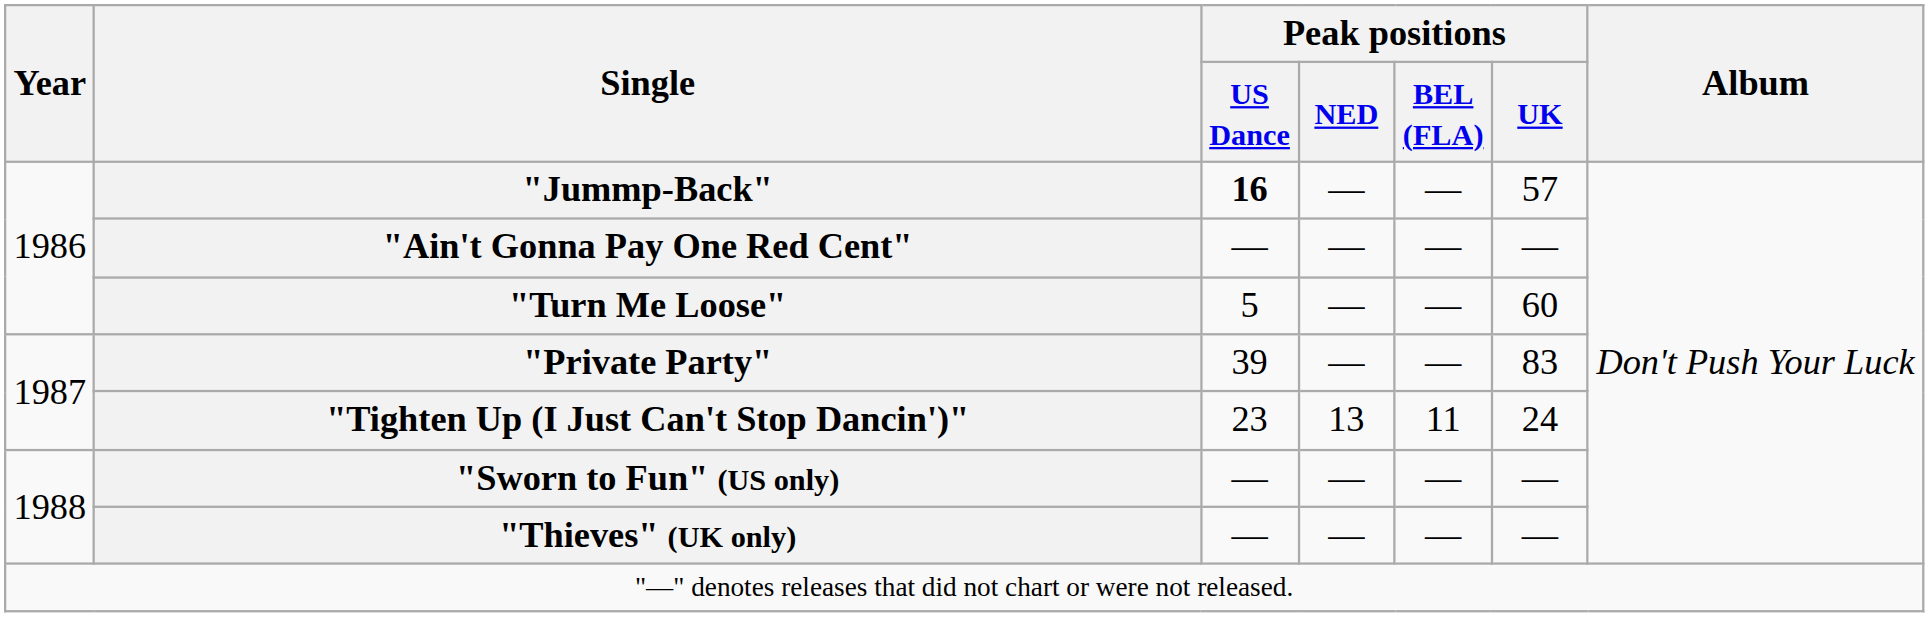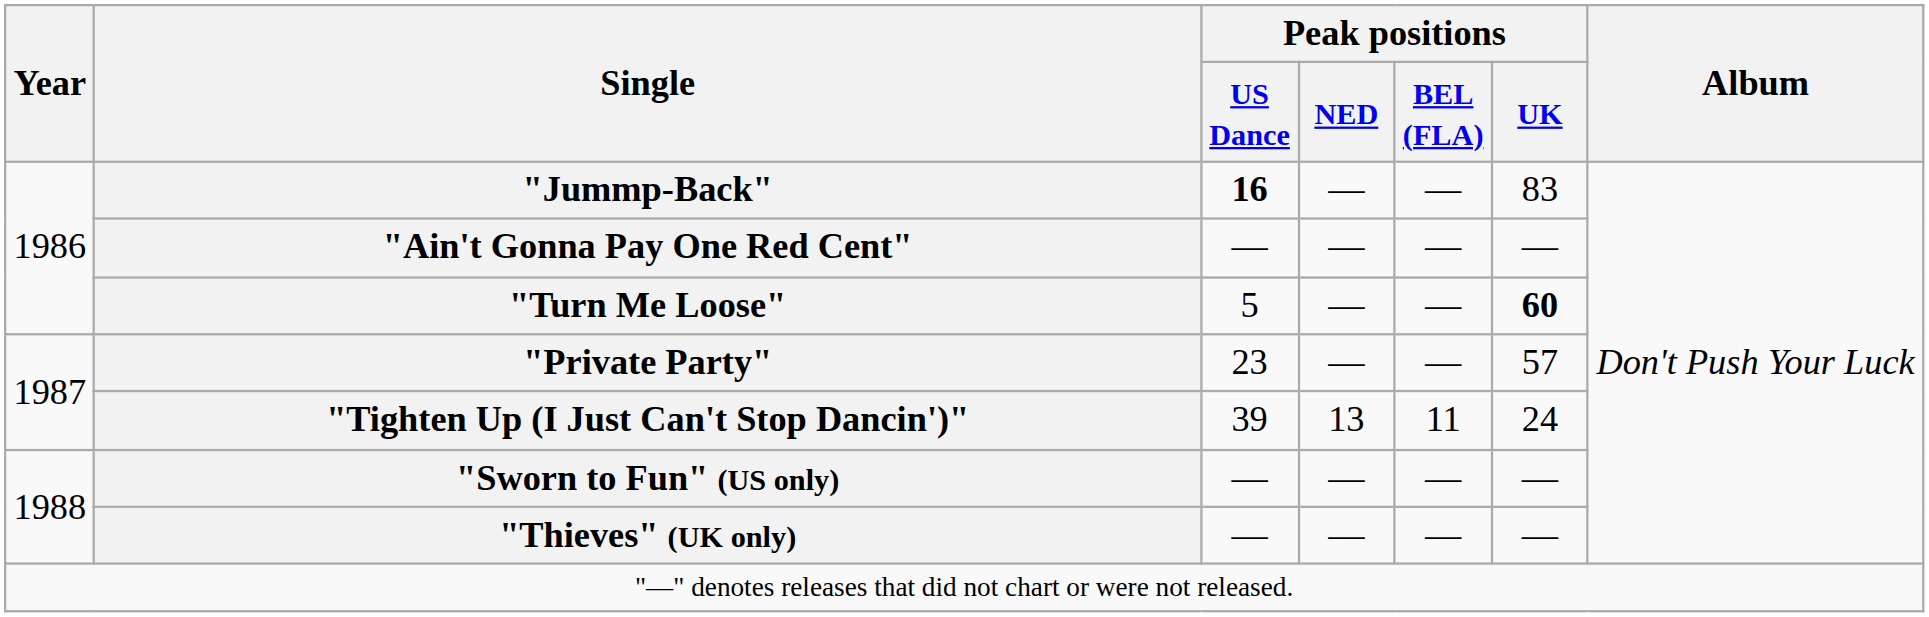(1540, 189) 57 -> (1540, 189) 83
(1540, 304) normal -> (1540, 304) bold
(1250, 362) 39 -> (1250, 362) 23
(1540, 362) 83 -> (1540, 362) 57
(1250, 419) 23 -> (1250, 419) 39
